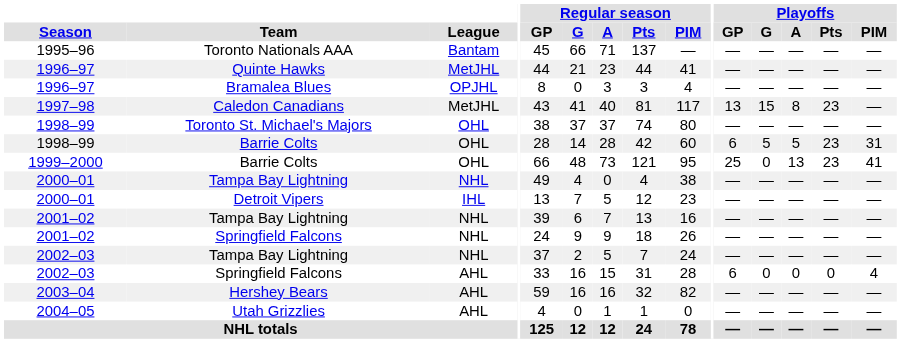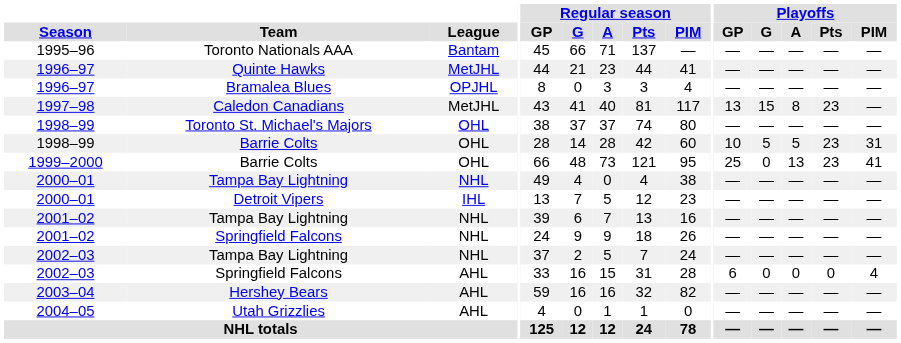(733, 143) 6 -> (733, 143) 10
